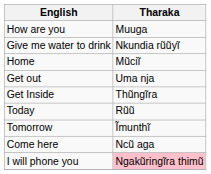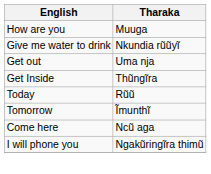- row: (21, 62)
(159, 161) pink background -> (159, 144) no background
